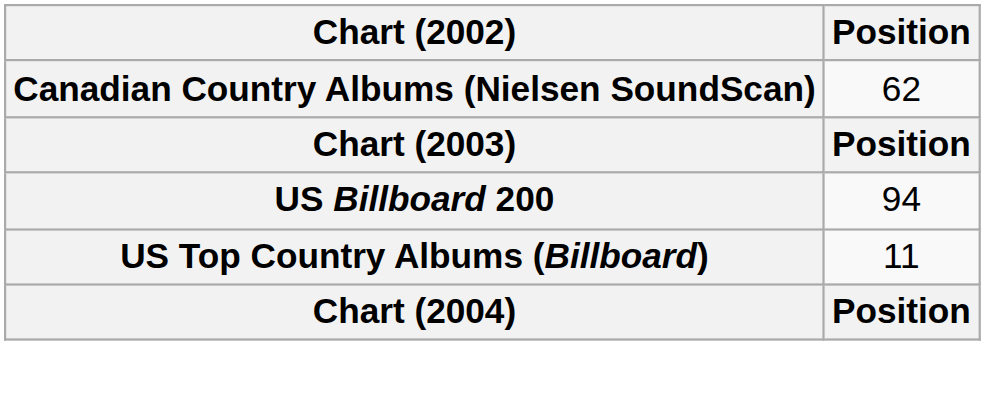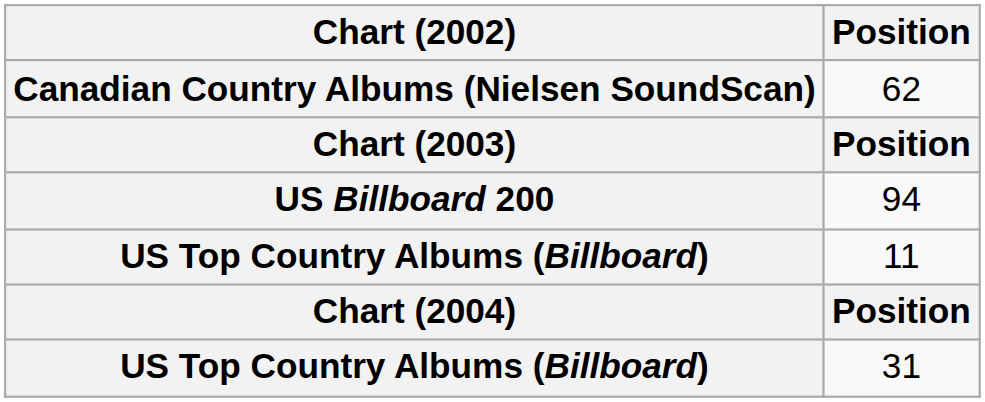+ row: (901, 367)
